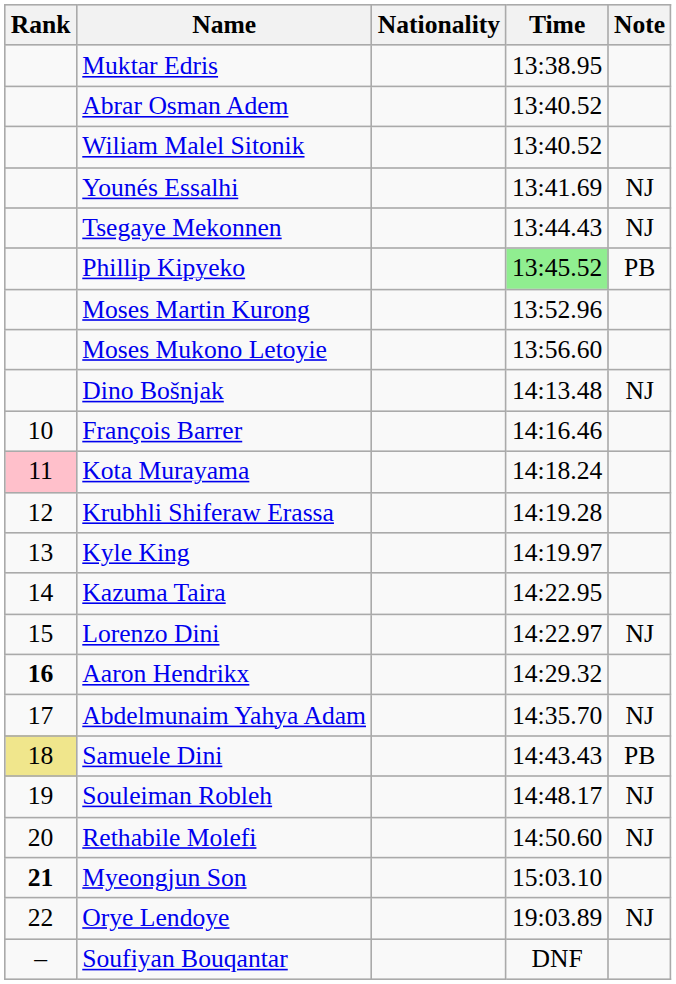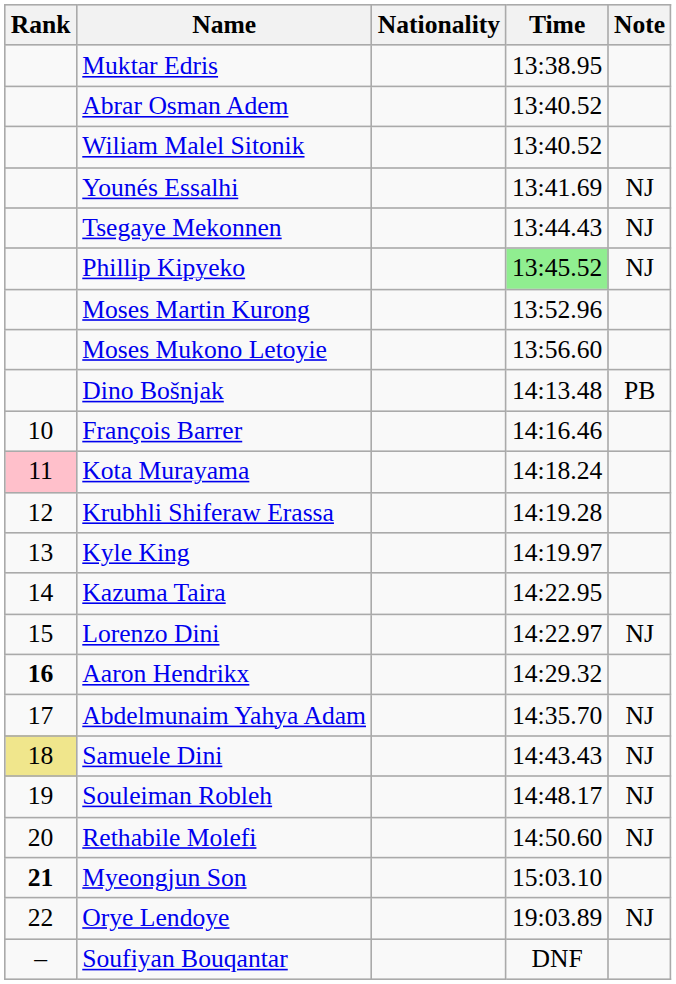(640, 268) PB -> (640, 268) NJ
(640, 390) NJ -> (640, 390) PB
(640, 755) PB -> (640, 755) NJ
